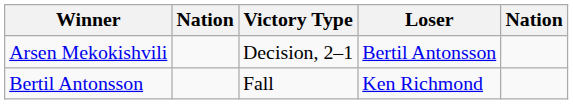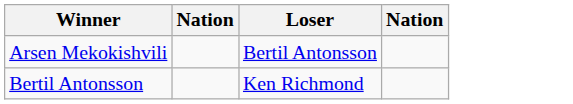- column: (298, 20)
